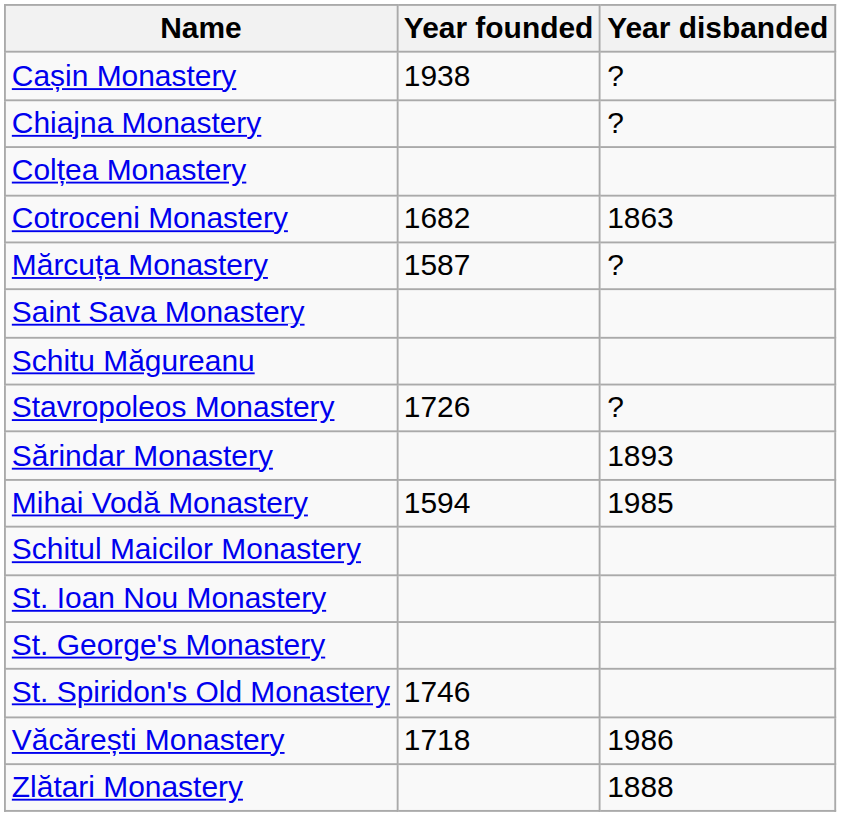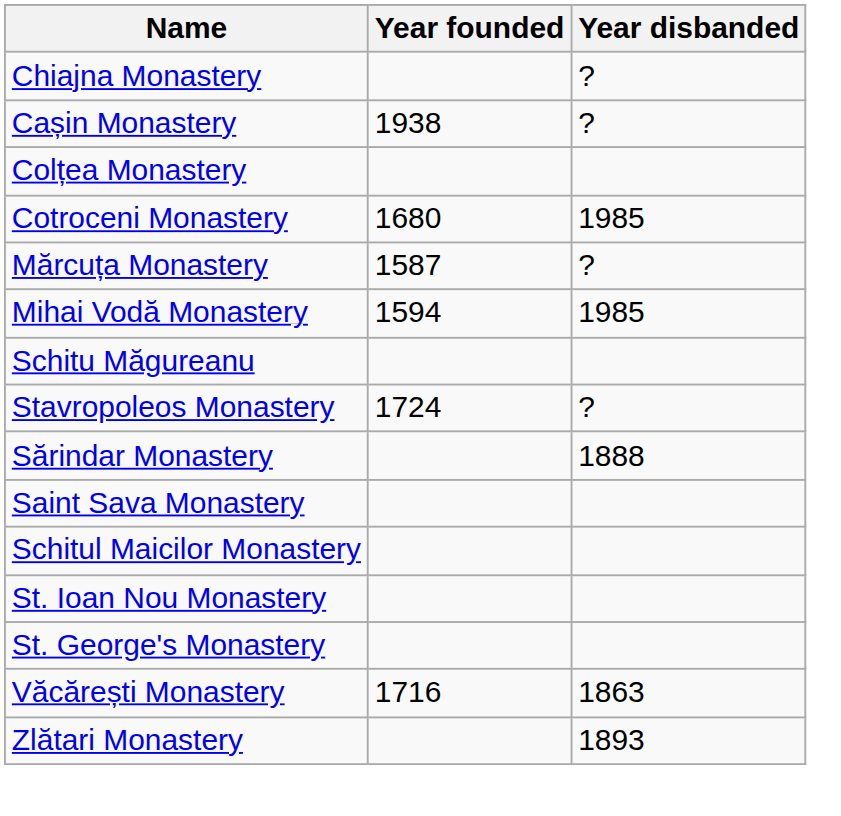rows swapped: (124, 75) <-> (137, 123)
(437, 218) 1682 -> (408, 218) 1680
(640, 218) 1863 -> (611, 218) 1985
rows swapped: (160, 502) <-> (158, 312)
(437, 407) 1726 -> (408, 407) 1724
(640, 455) 1893 -> (611, 455) 1888
- row: (201, 692)
(437, 739) 1718 -> (408, 692) 1716
(640, 739) 1986 -> (611, 692) 1863
(640, 787) 1888 -> (611, 739) 1893
